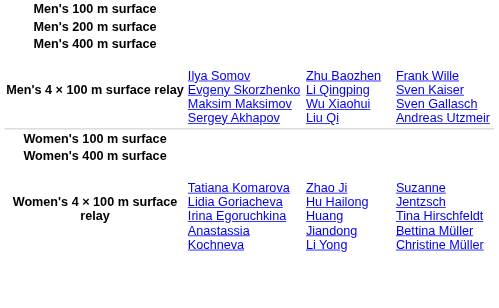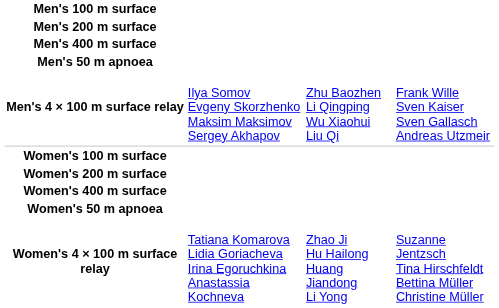+ row: (95, 61)
+ row: (95, 173)
+ row: (95, 208)
